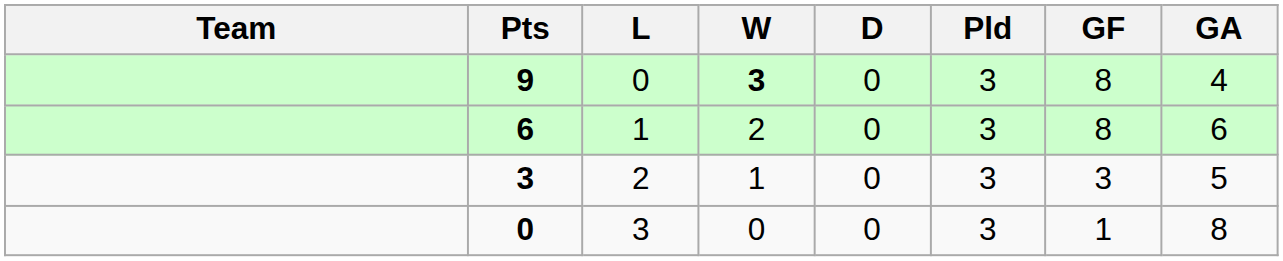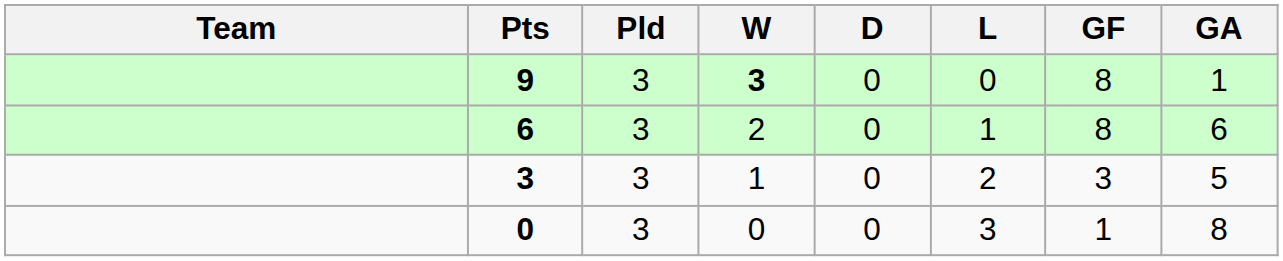columns swapped: (988, 29) <-> (641, 29)
(1219, 79) 4 -> (1219, 79) 1
